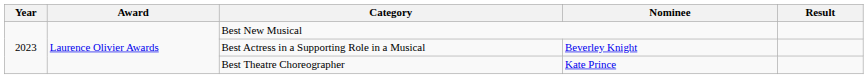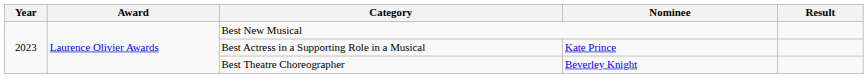(601, 47) Beverley Knight -> (591, 47) Kate Prince
(591, 64) Kate Prince -> (601, 64) Beverley Knight
